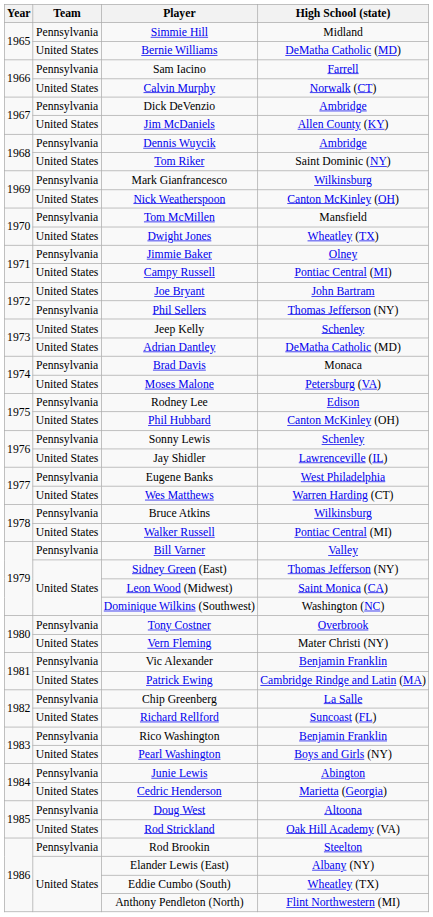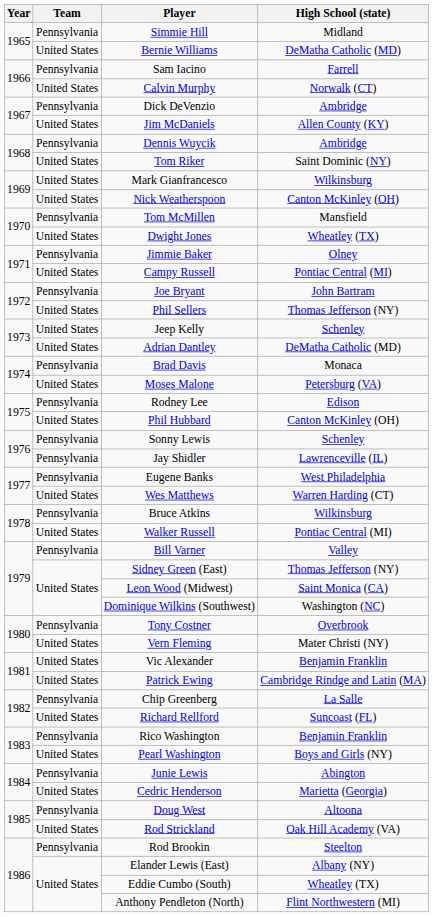(67, 180) Pennsylvania -> (67, 180) United States
(67, 291) United States -> (67, 291) Pennsylvania
(67, 310) Pennsylvania -> (67, 310) United States
(67, 458) United States -> (67, 458) Pennsylvania
(67, 662) Pennsylvania -> (67, 662) United States
